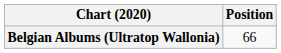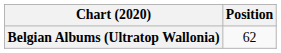(250, 37) 66 -> (250, 37) 62
